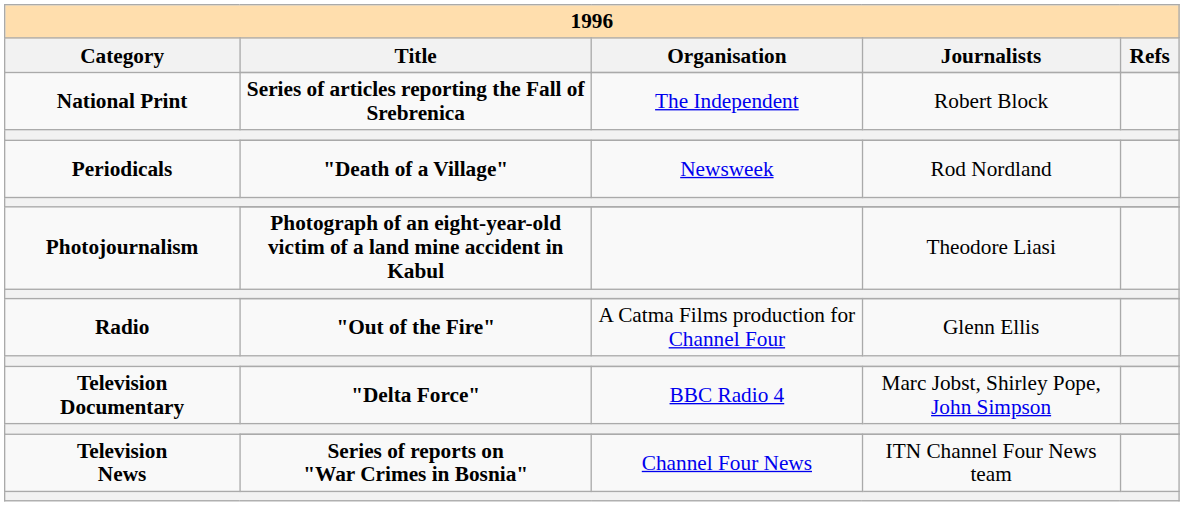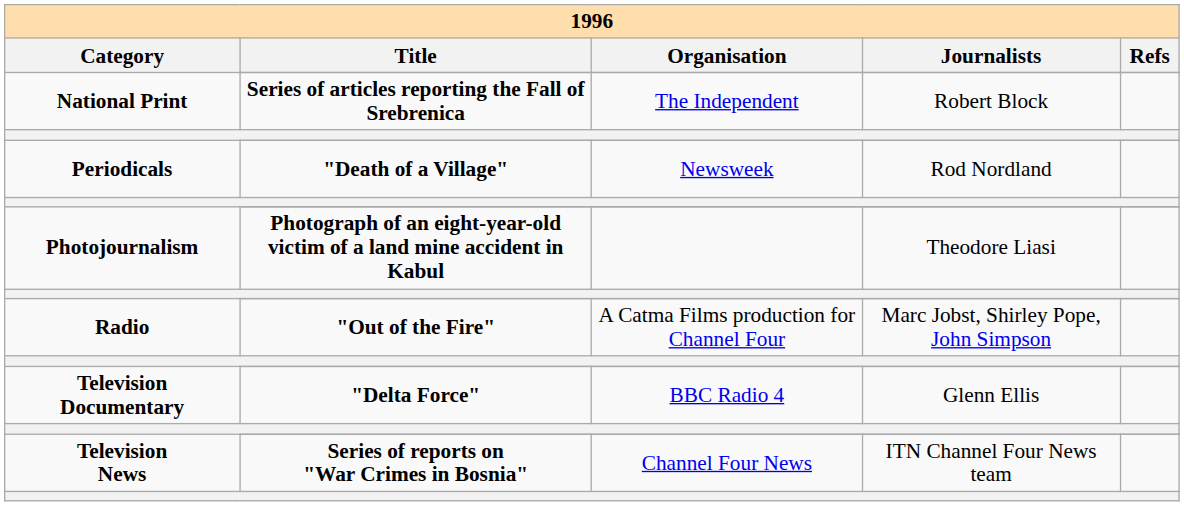(991, 327) Glenn Ellis -> (991, 327) Marc Jobst, Shirley Pope, John Simpson
(991, 394) Marc Jobst, Shirley Pope, John Simpson -> (991, 394) Glenn Ellis
